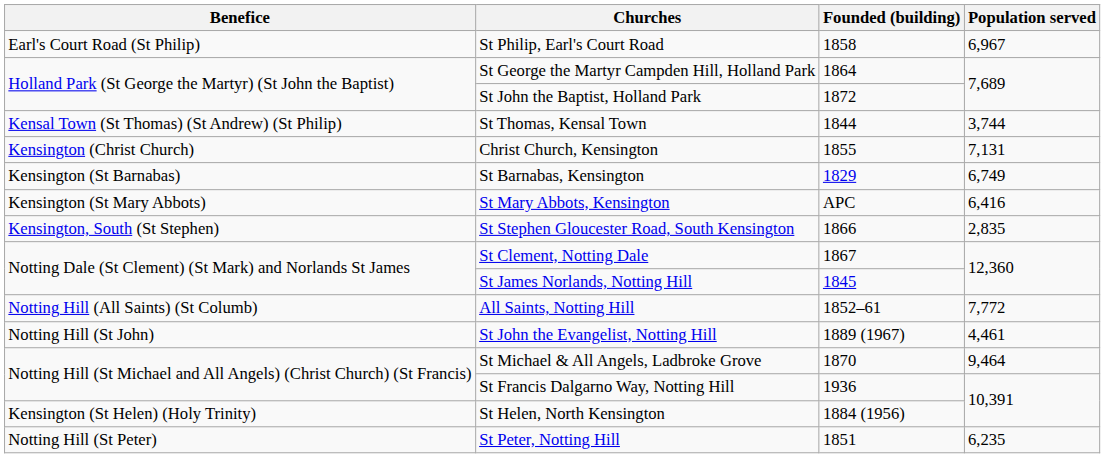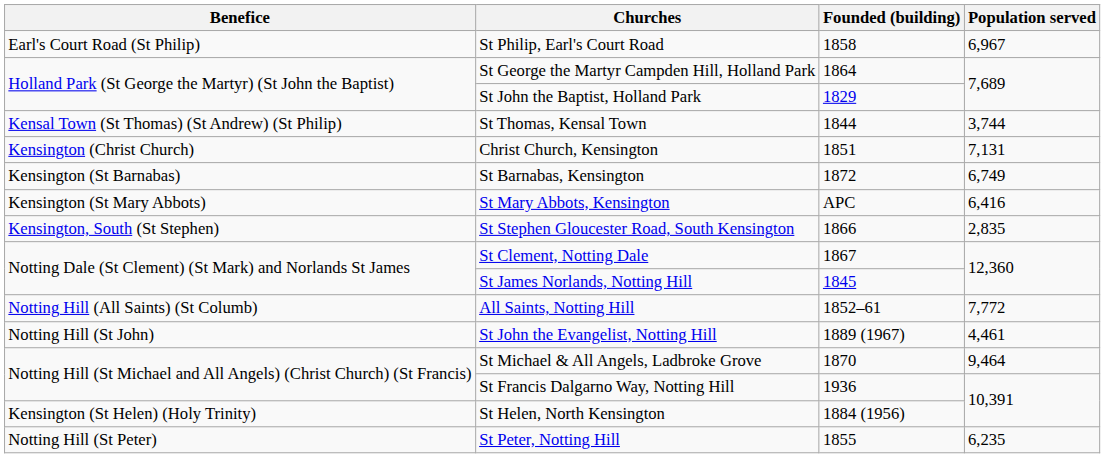(840, 96) 1872 -> (840, 96) 1829
(840, 149) 1855 -> (840, 149) 1851
(840, 176) 1829 -> (840, 176) 1872
(840, 439) 1851 -> (840, 439) 1855
